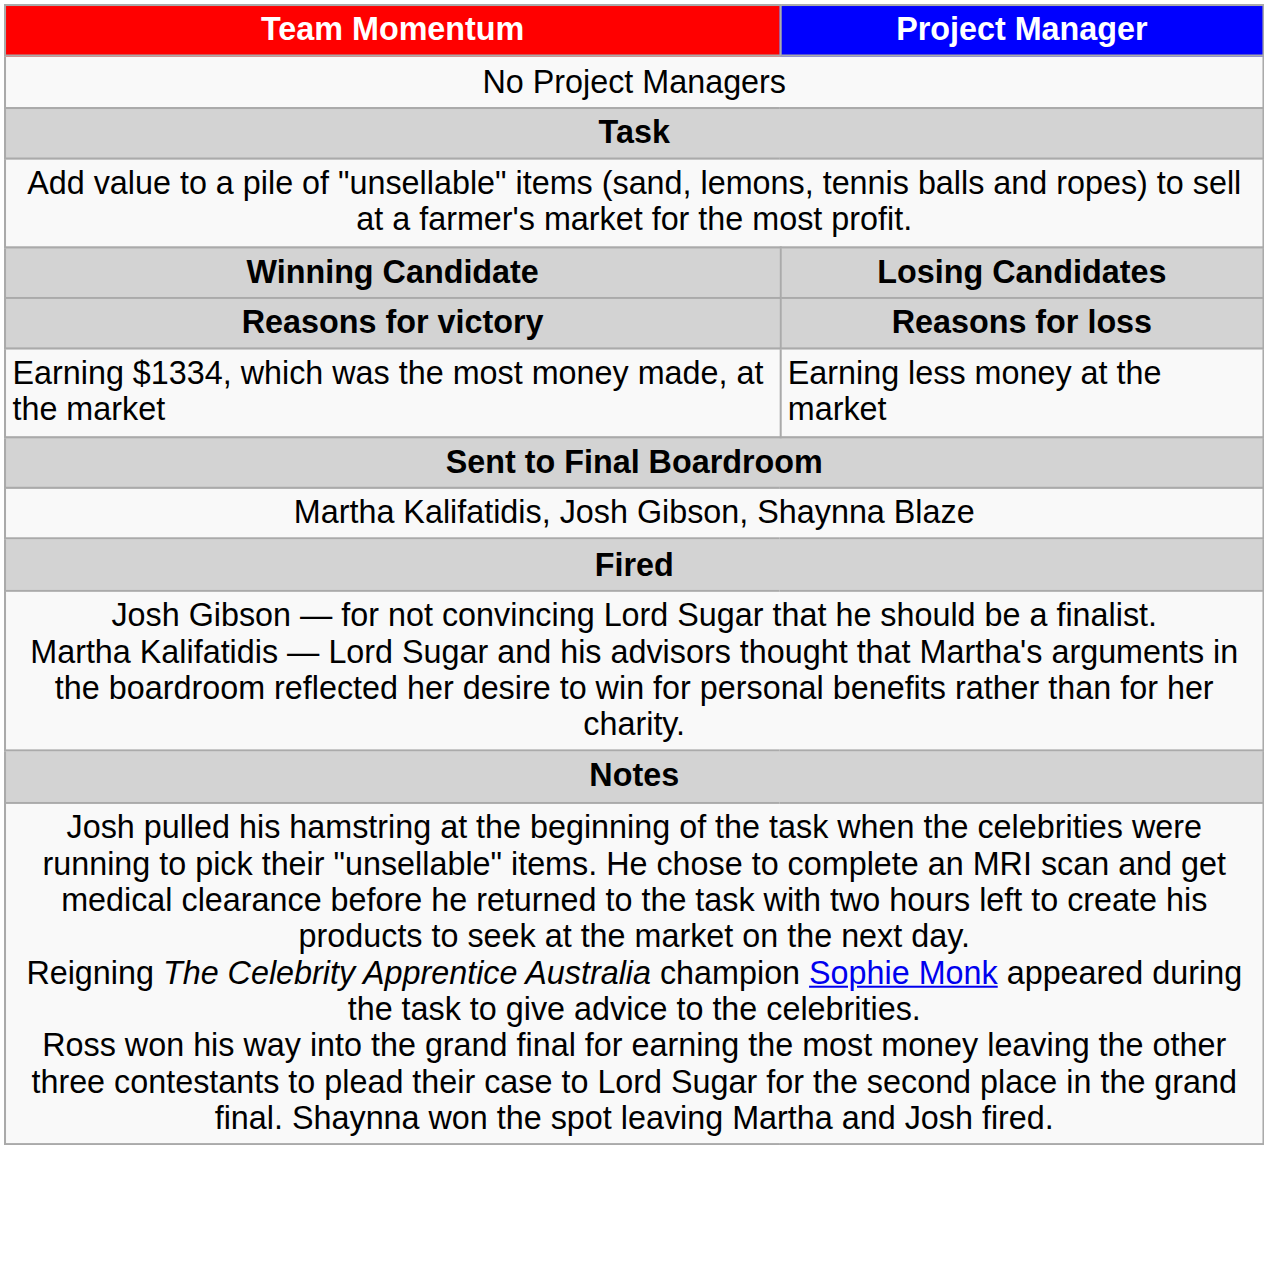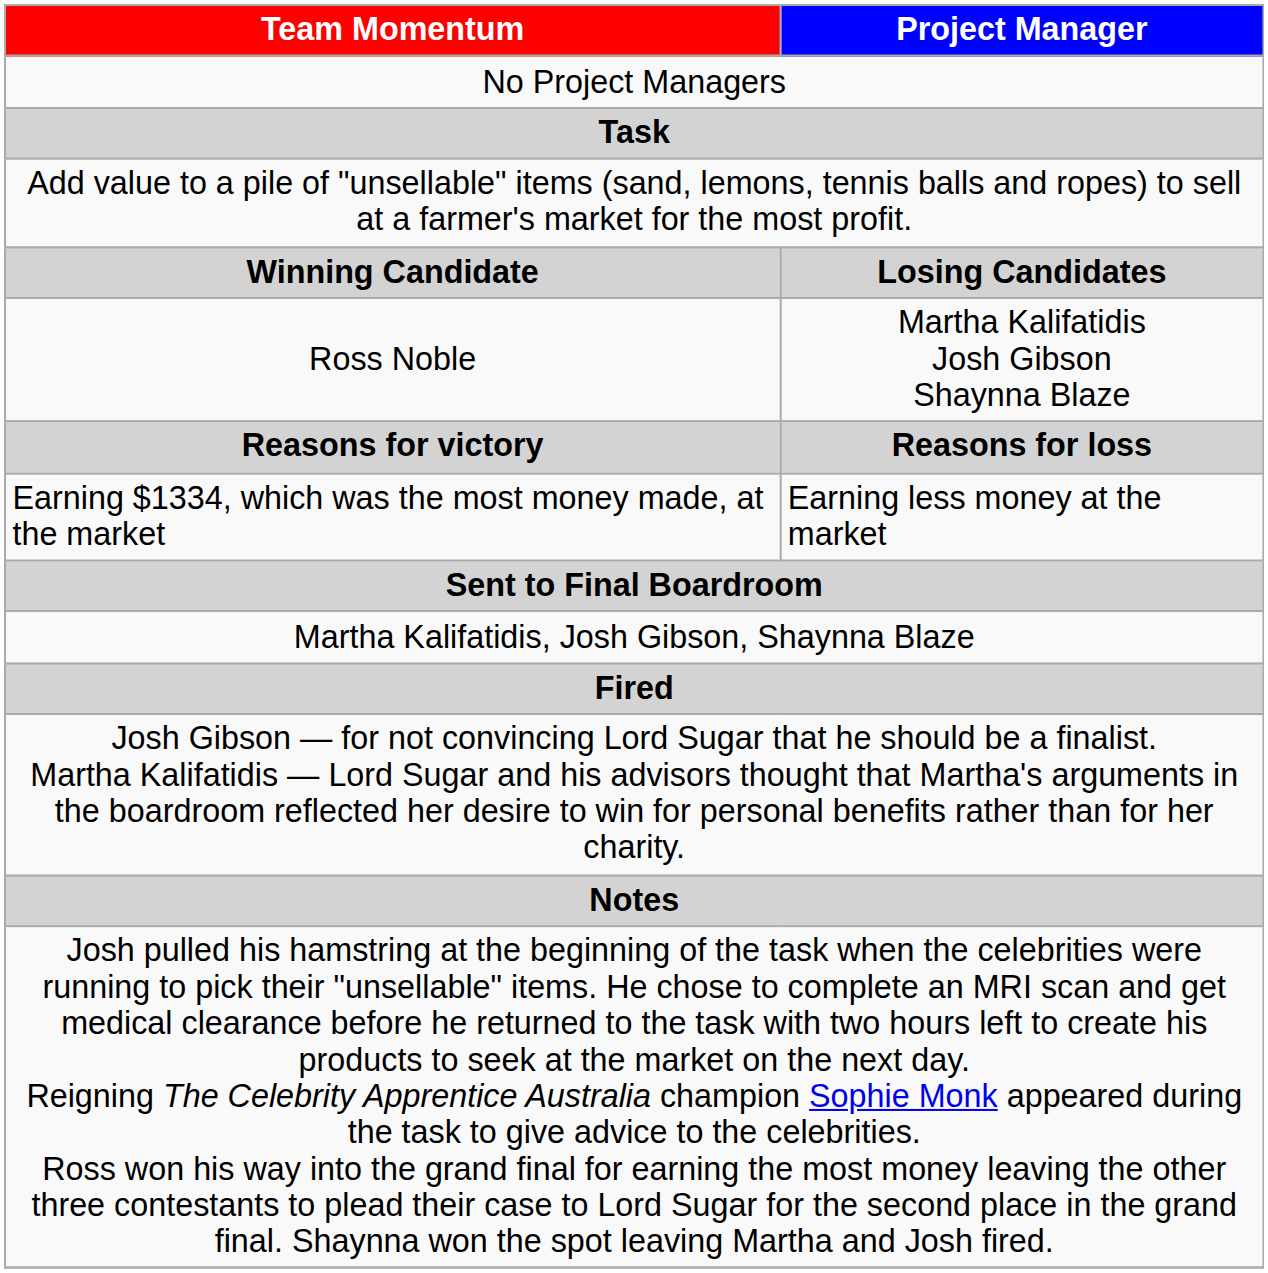+ row: (393, 359)
